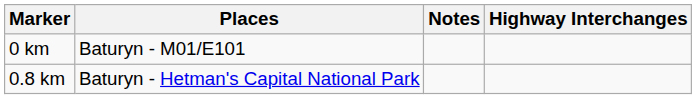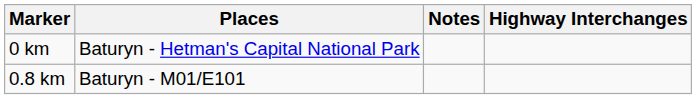(162, 49) Baturyn - M01/E101 -> (249, 49) Baturyn - Hetman's Capital National Park
(249, 78) Baturyn - Hetman's Capital National Park -> (162, 78) Baturyn - M01/E101
